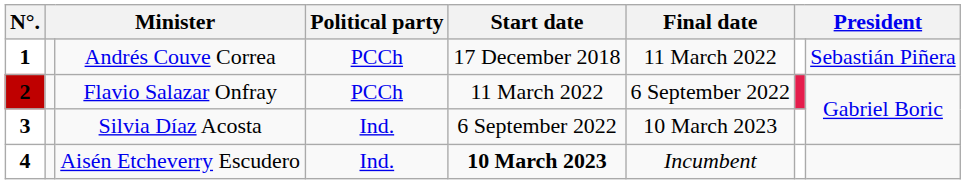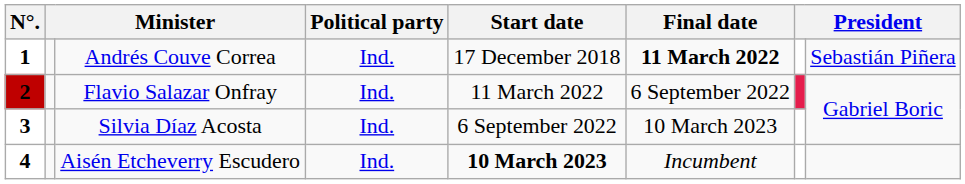(377, 56) PCCh -> (377, 56) Ind.
(710, 56) normal -> (710, 56) bold
(377, 91) PCCh -> (377, 91) Ind.
